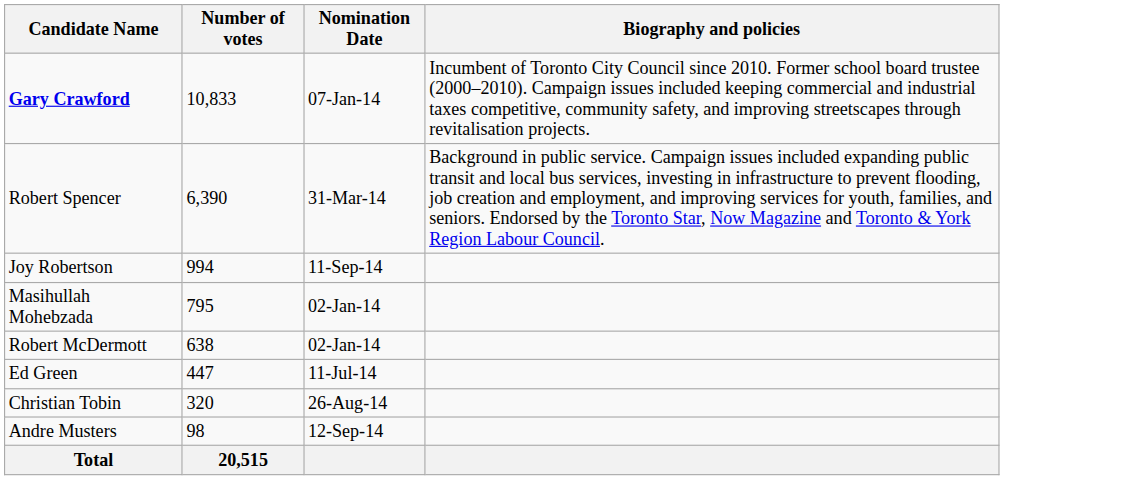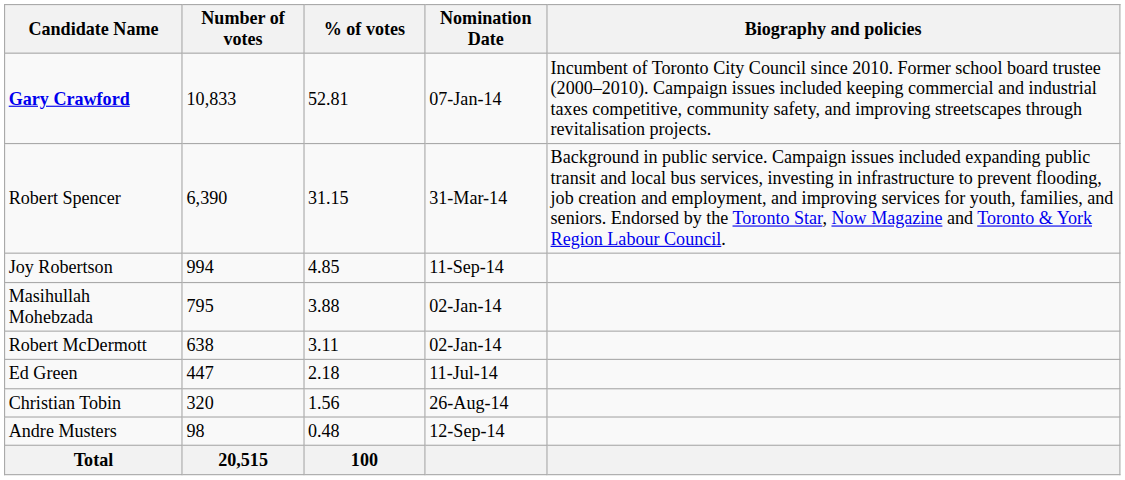+ column: (364, 29)
